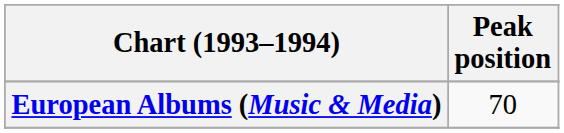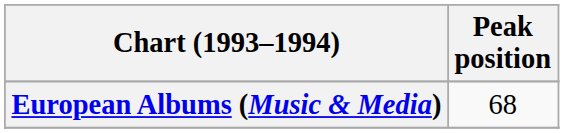(503, 104) 70 -> (503, 104) 68
